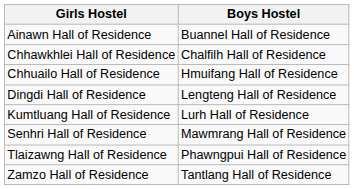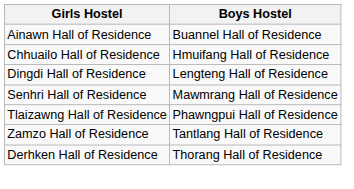- row: (91, 54)
- row: (89, 114)
+ row: (82, 154)
